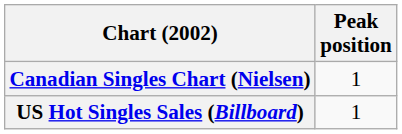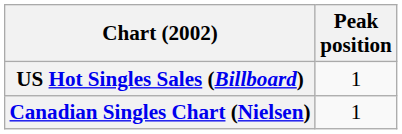rows swapped: (160, 78) <-> (160, 111)
